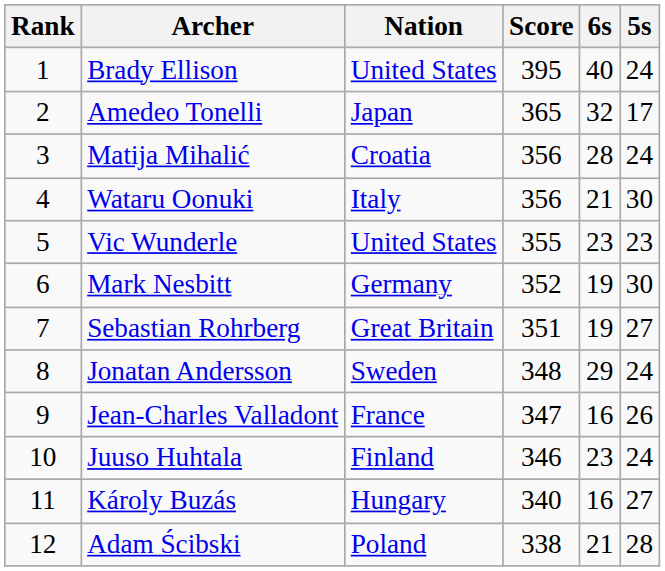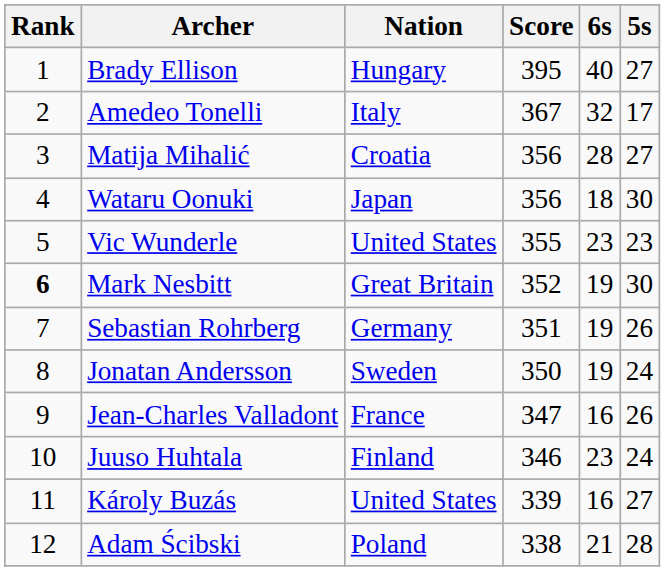(424, 69) United States -> (398, 69) Hungary
(639, 69) 24 -> (639, 69) 27
(382, 112) Japan -> (376, 112) Italy
(541, 112) 365 -> (541, 112) 367
(639, 155) 24 -> (639, 155) 27
(376, 198) Italy -> (382, 198) Japan
(600, 198) 21 -> (600, 198) 18
(43, 284) normal -> (43, 284) bold
(401, 284) Germany -> (422, 284) Great Britain
(422, 328) Great Britain -> (401, 328) Germany
(639, 328) 27 -> (639, 328) 26
(541, 371) 348 -> (541, 371) 350
(600, 371) 29 -> (600, 371) 19
(398, 500) Hungary -> (424, 500) United States
(541, 500) 340 -> (541, 500) 339
